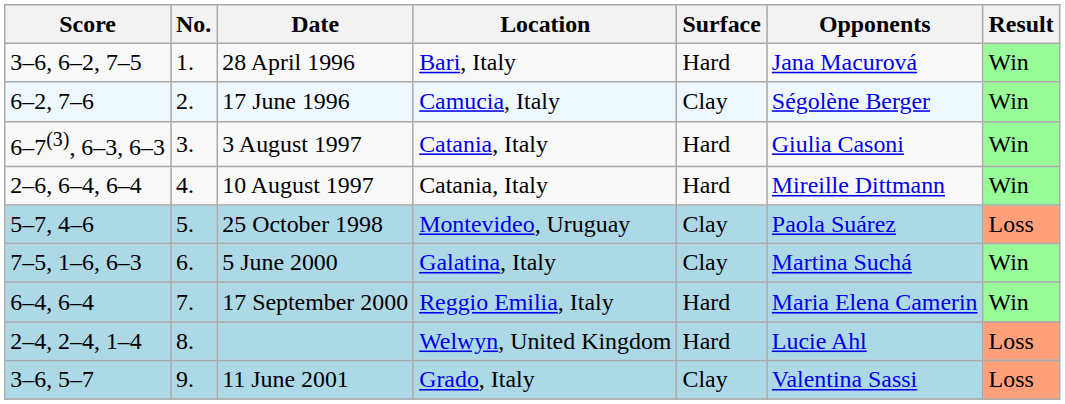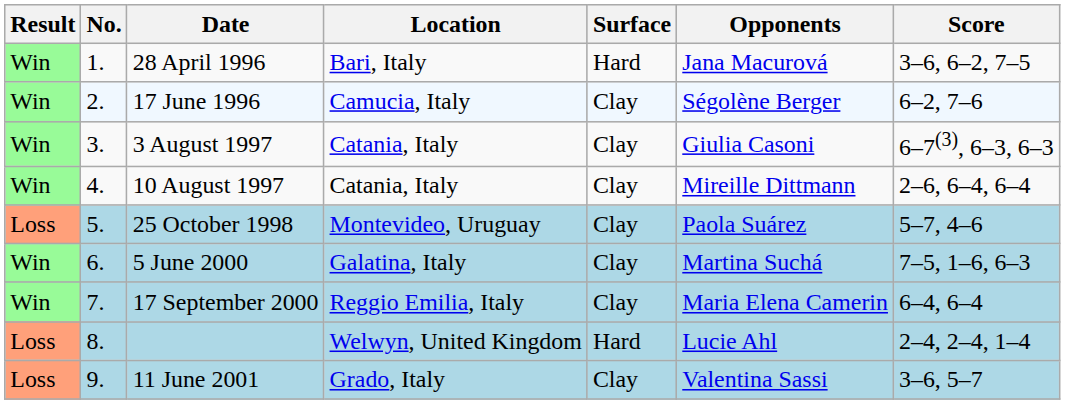columns swapped: (1021, 23) <-> (88, 23)
(706, 142) Hard -> (615, 142) Clay
(706, 184) Hard -> (615, 184) Clay
(706, 301) Hard -> (615, 301) Clay
